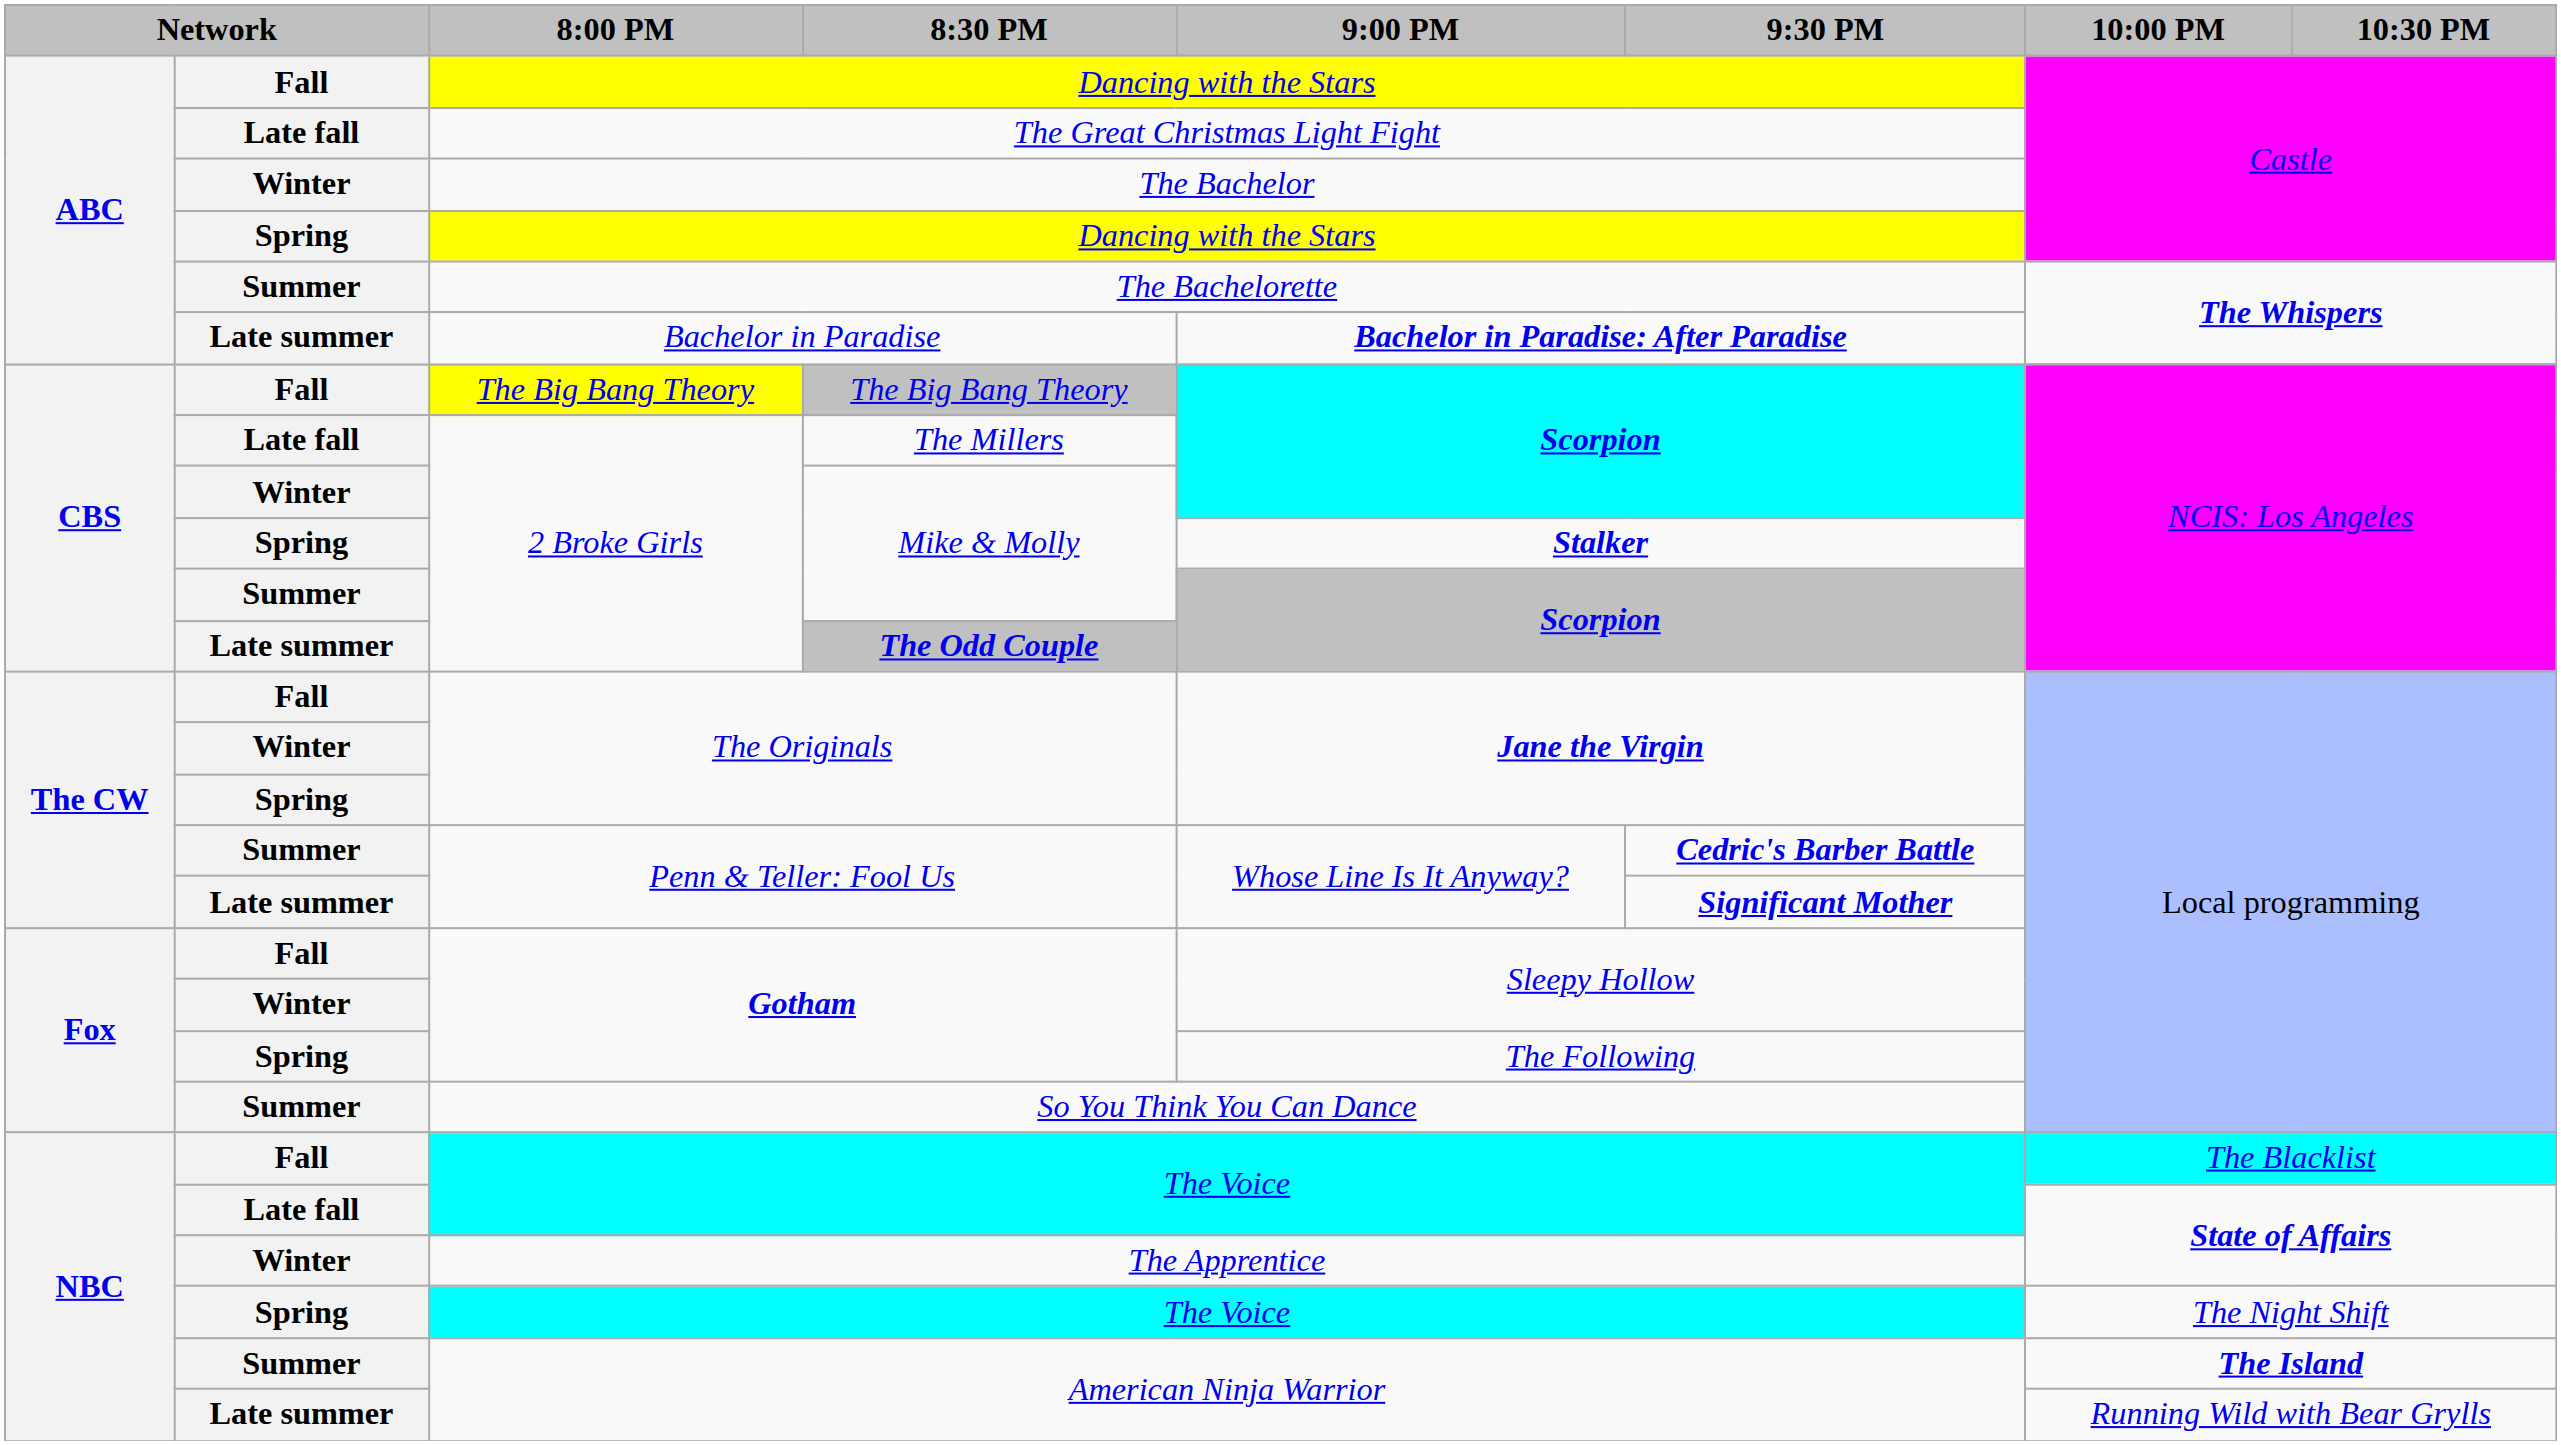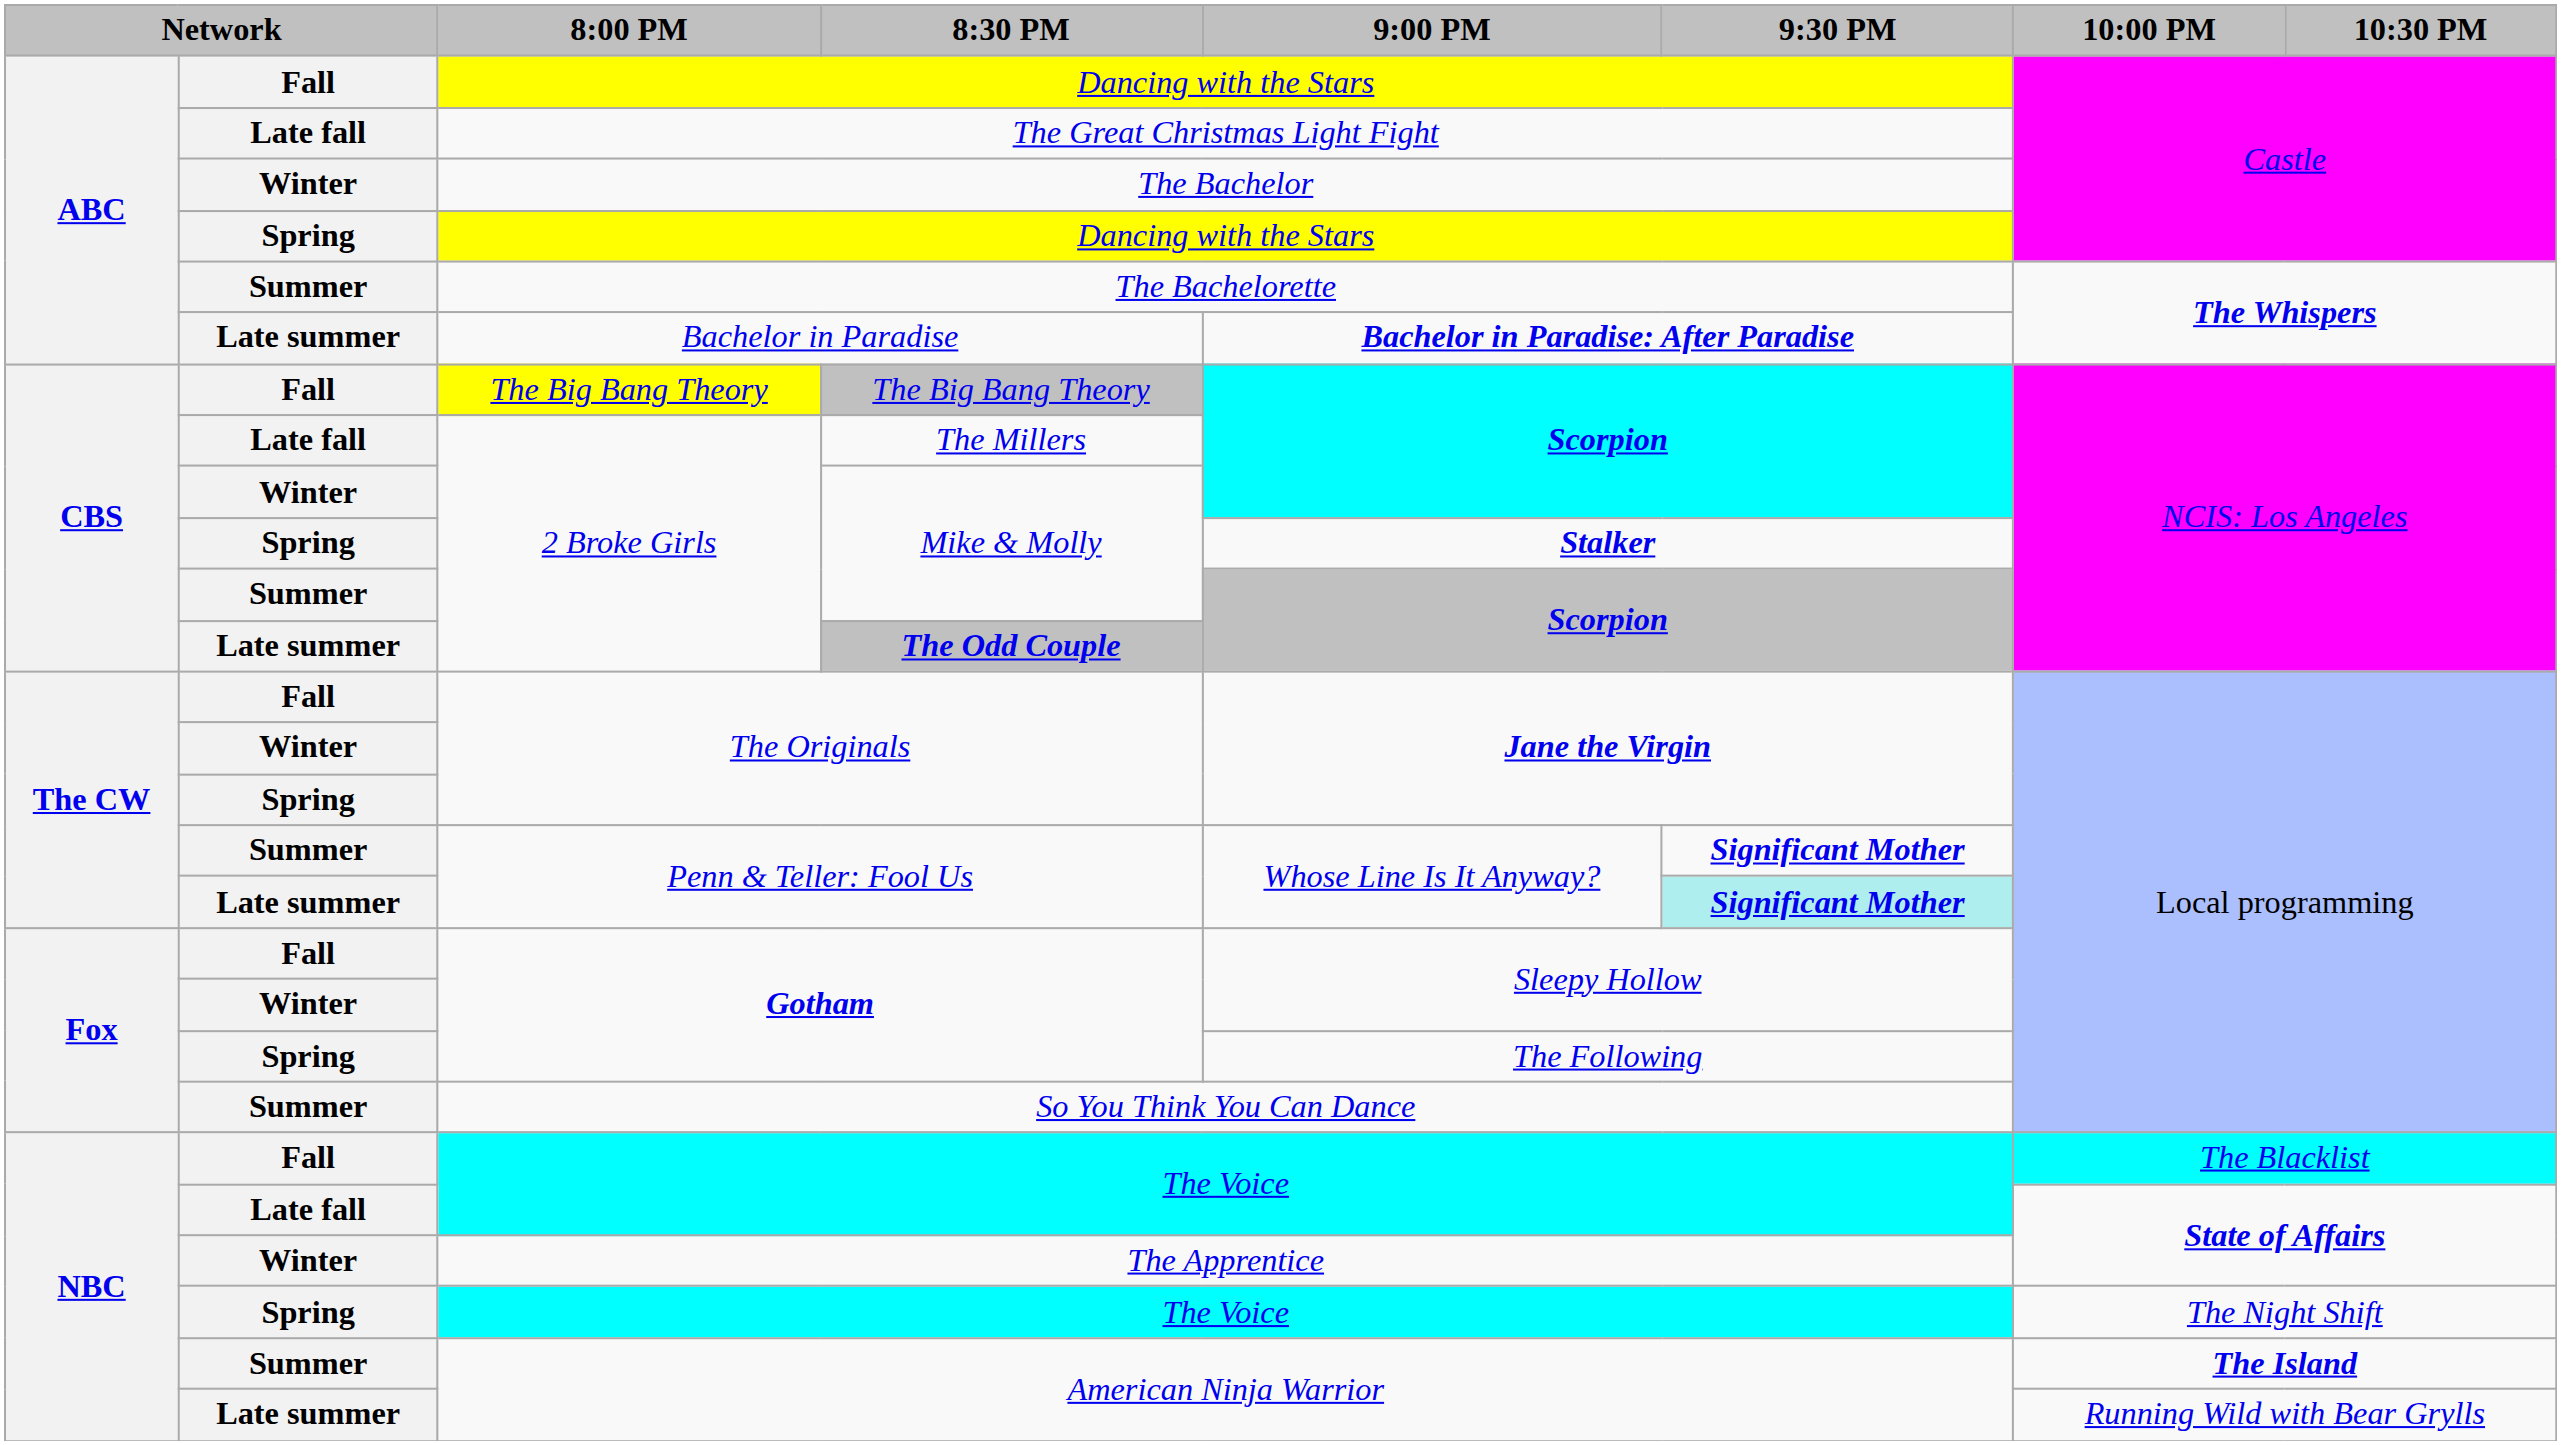(1825, 850) Cedric's Barber Battle -> (1838, 850) Significant Mother
(1825, 901) no background -> (1838, 901) paleturquoise background
